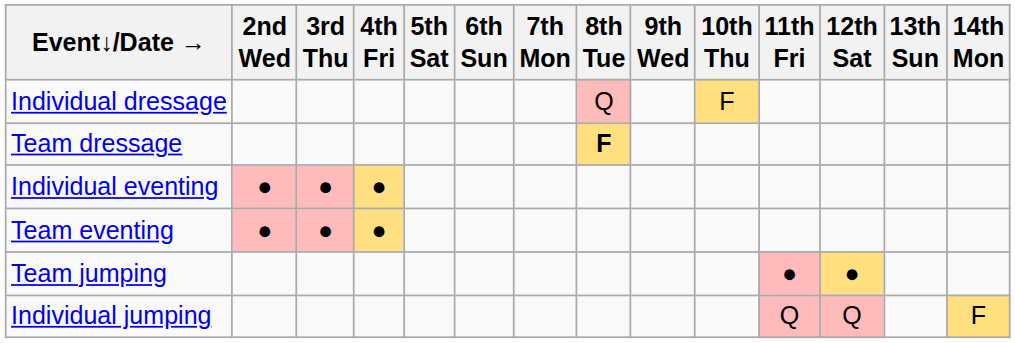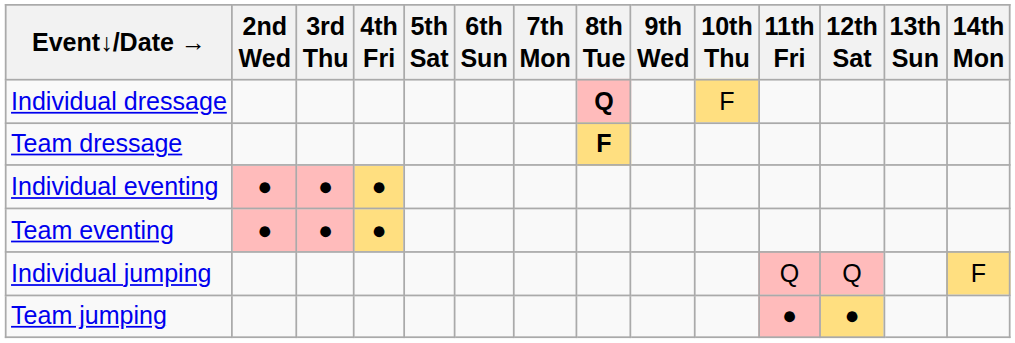(604, 101) normal -> (604, 101) bold
rows swapped: (111, 316) <-> (89, 273)
